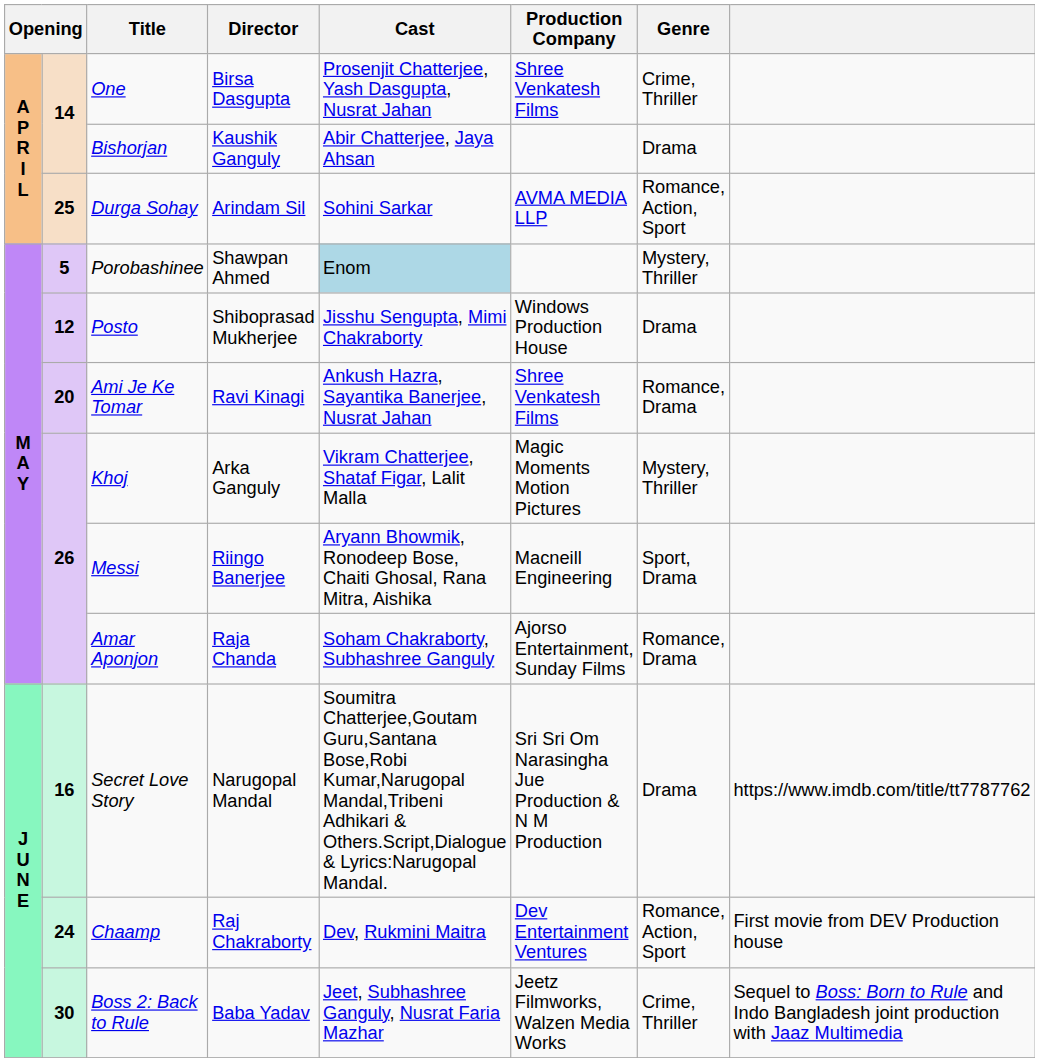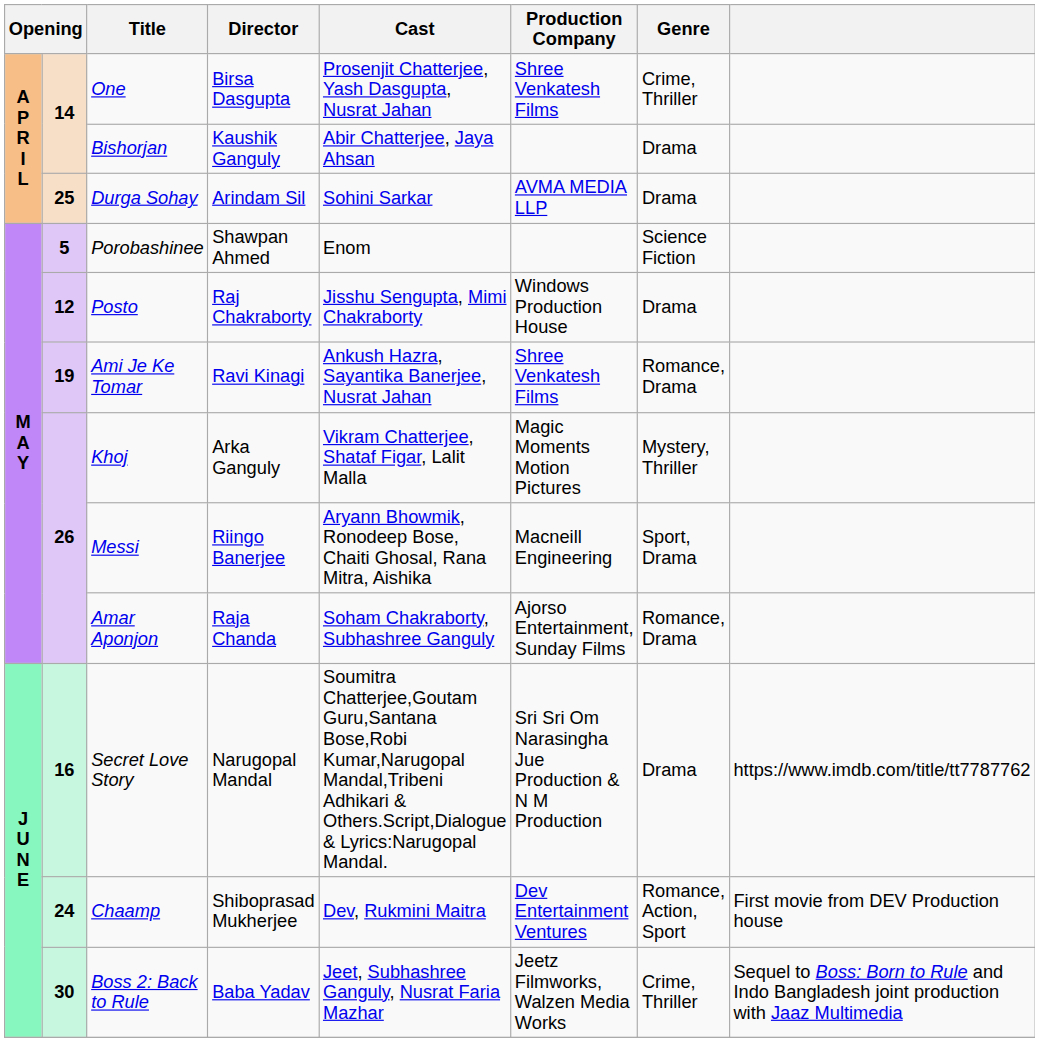(683, 208) Romance, Action, Sport -> (669, 198) Drama
(347, 268) lightblue background -> (347, 247) no background
(676, 268) Mystery, Thriller -> (674, 247) Science Fiction
(263, 327) Shiboprasad Mukherjee -> (262, 307) Raj Chakraborty
(64, 397) 20 -> (64, 377) 19
(262, 932) Raj Chakraborty -> (263, 911) Shiboprasad Mukherjee
